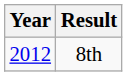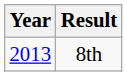(30, 53) 2012 -> (30, 53) 2013
